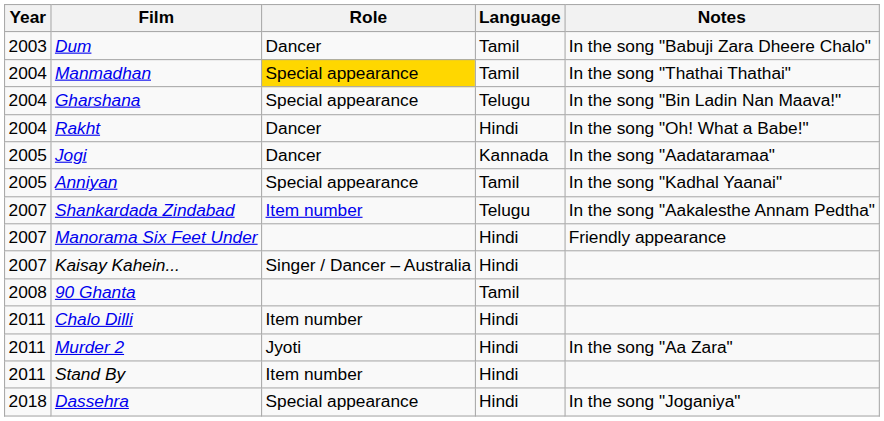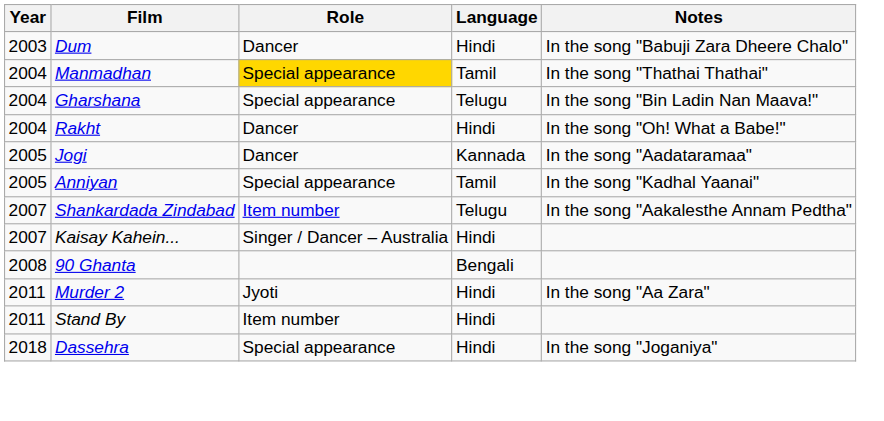(499, 45) Tamil -> (476, 45) Hindi
- row: (156, 237)
(499, 292) Tamil -> (485, 264) Bengali
- row: (94, 319)
